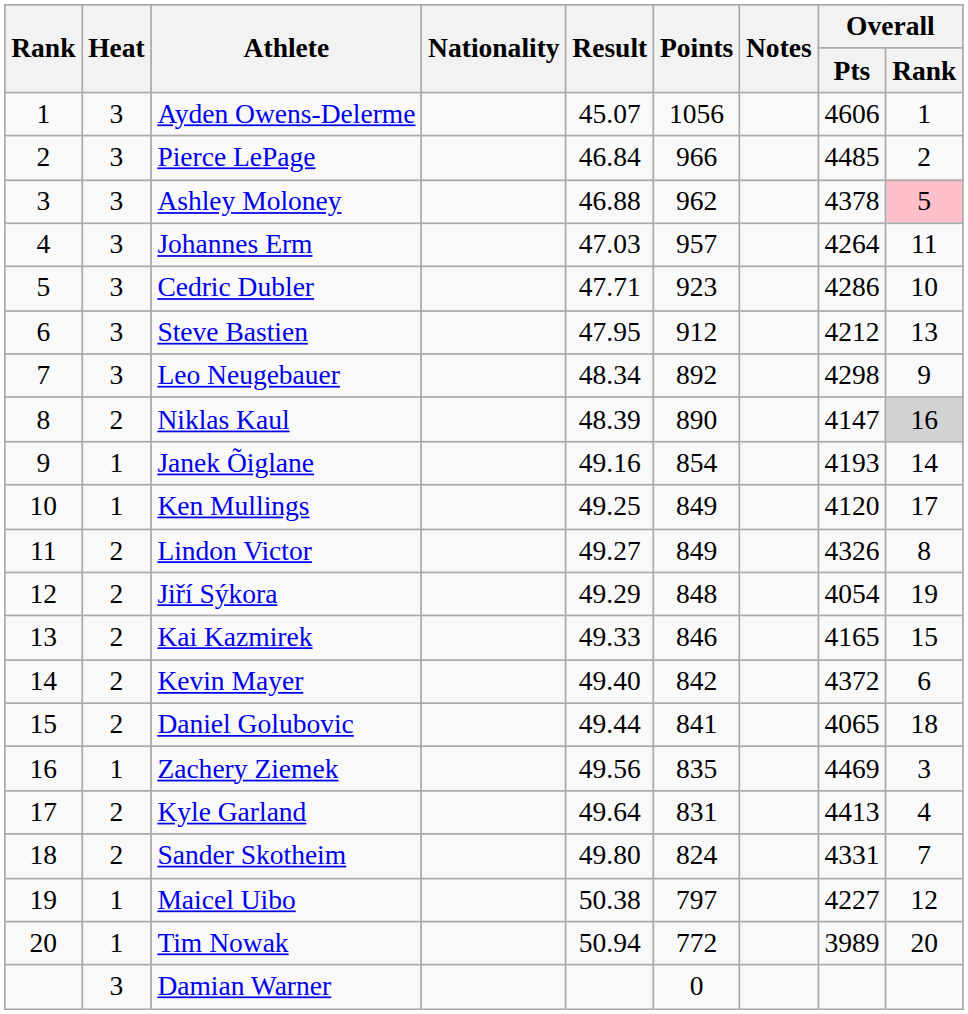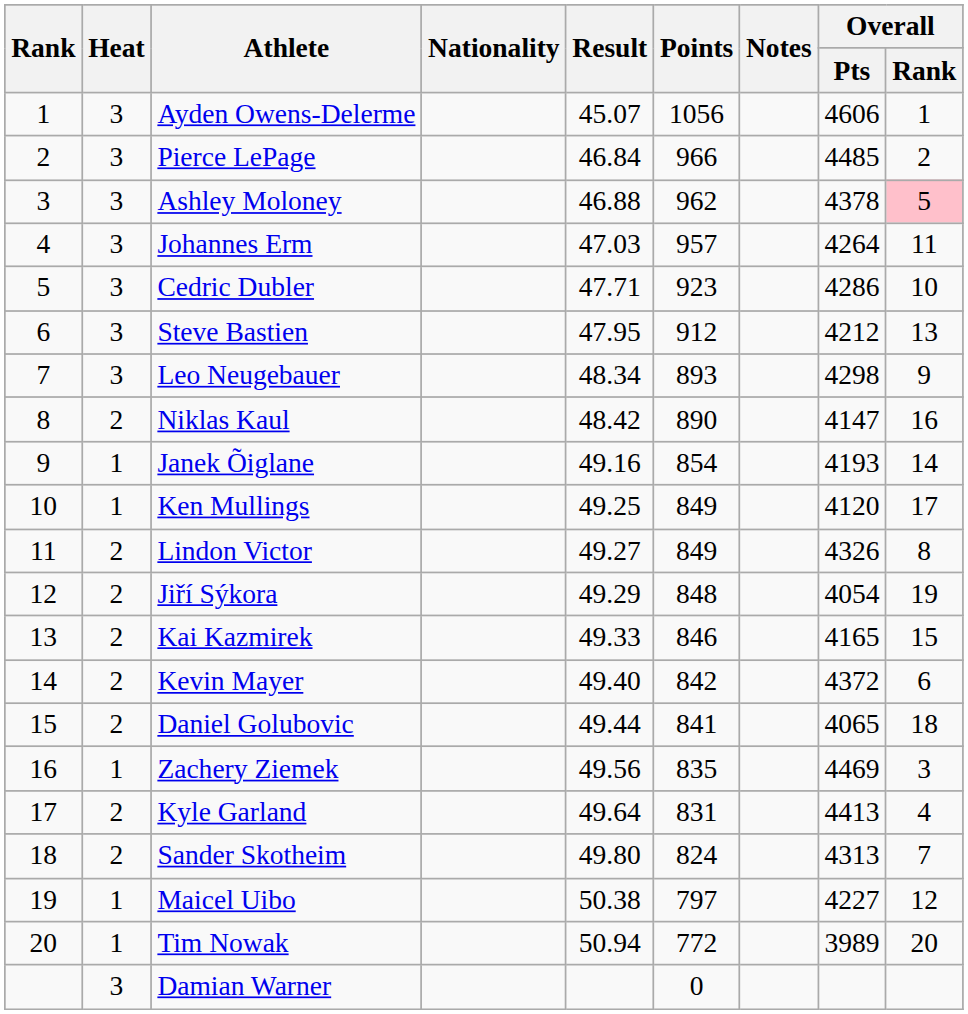(697, 375) 892 -> (697, 375) 893
(610, 419) 48.39 -> (610, 419) 48.42
(924, 419) lightgrey background -> (924, 419) no background
(852, 855) 4331 -> (852, 855) 4313
